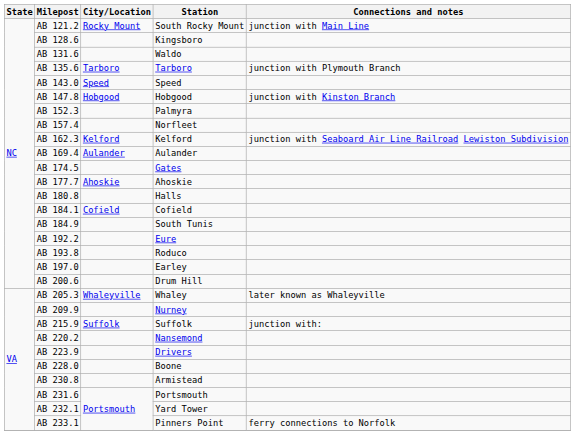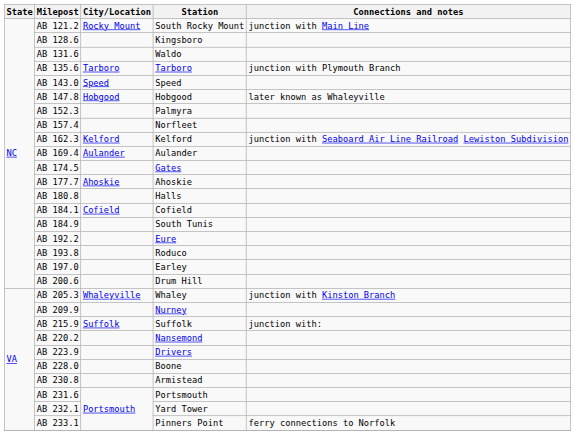(322, 97) junction with Kinston Branch -> (317, 97) later known as Whaleyville
(317, 295) later known as Whaleyville -> (322, 295) junction with Kinston Branch
